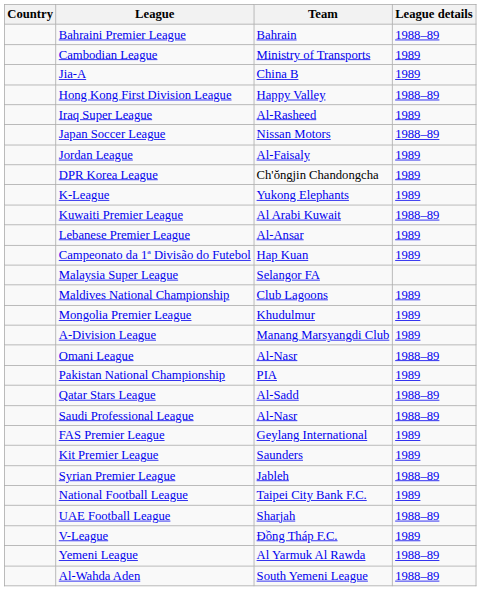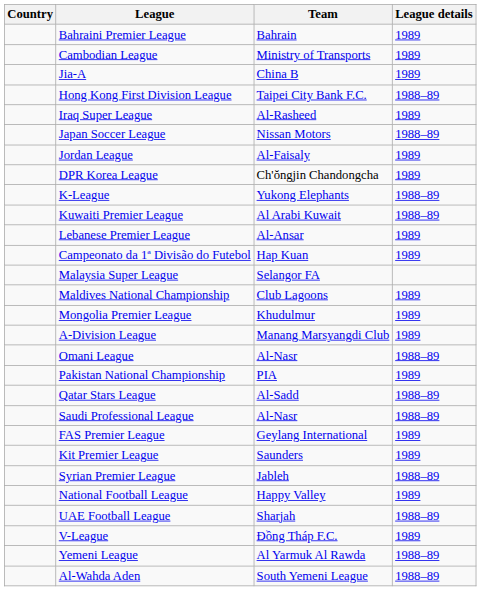(417, 34) 1988–89 -> (408, 34) 1989
(291, 94) Happy Valley -> (312, 94) Taipei City Bank F.C.
(408, 194) 1989 -> (417, 194) 1988–89
(312, 495) Taipei City Bank F.C. -> (291, 495) Happy Valley
